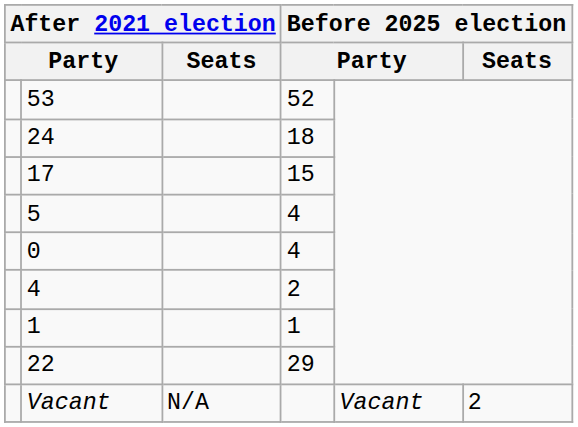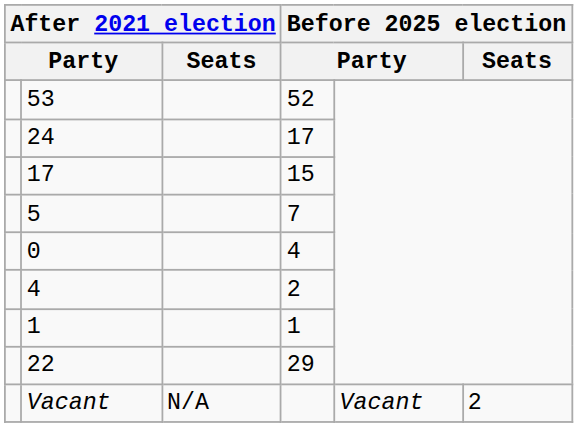(301, 138) 18 -> (301, 138) 17
(294, 213) 4 -> (294, 213) 7
